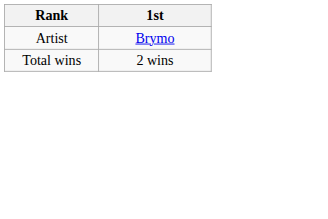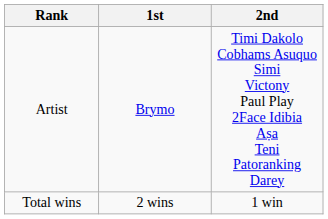+ column: (267, 15)
